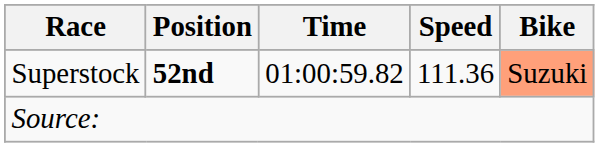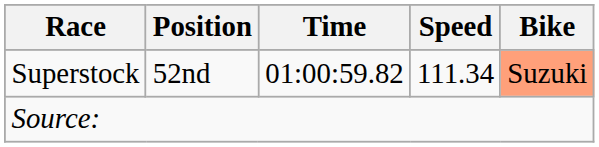(183, 73) bold -> (182, 73) normal
(456, 73) 111.36 -> (456, 73) 111.34
